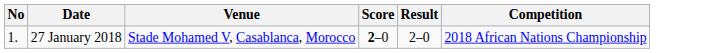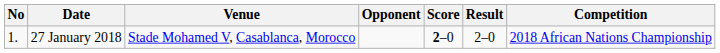+ column: (391, 15)
